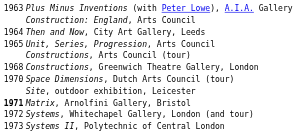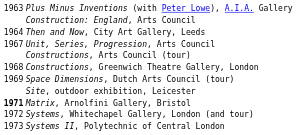(14, 44) 1965 -> (14, 44) 1967
(14, 79) 1970 -> (14, 79) 1969
